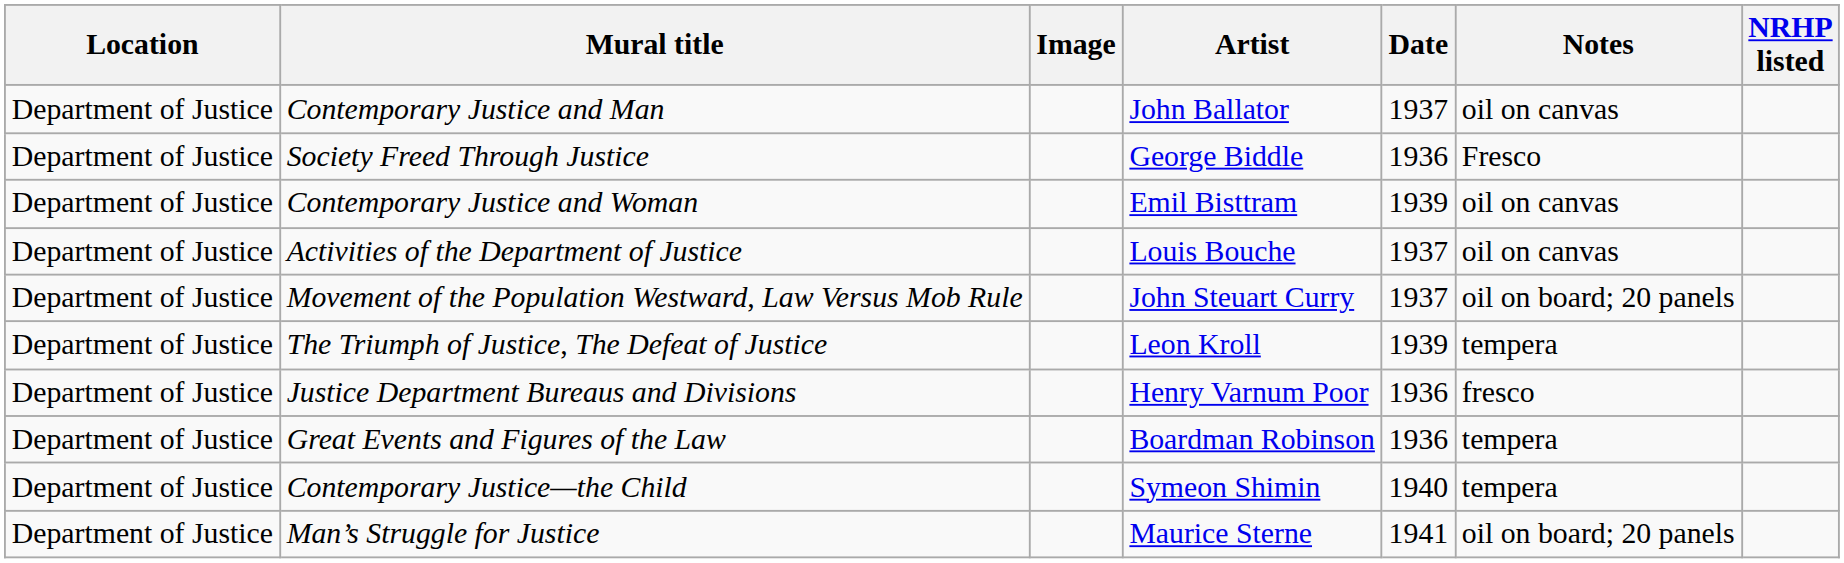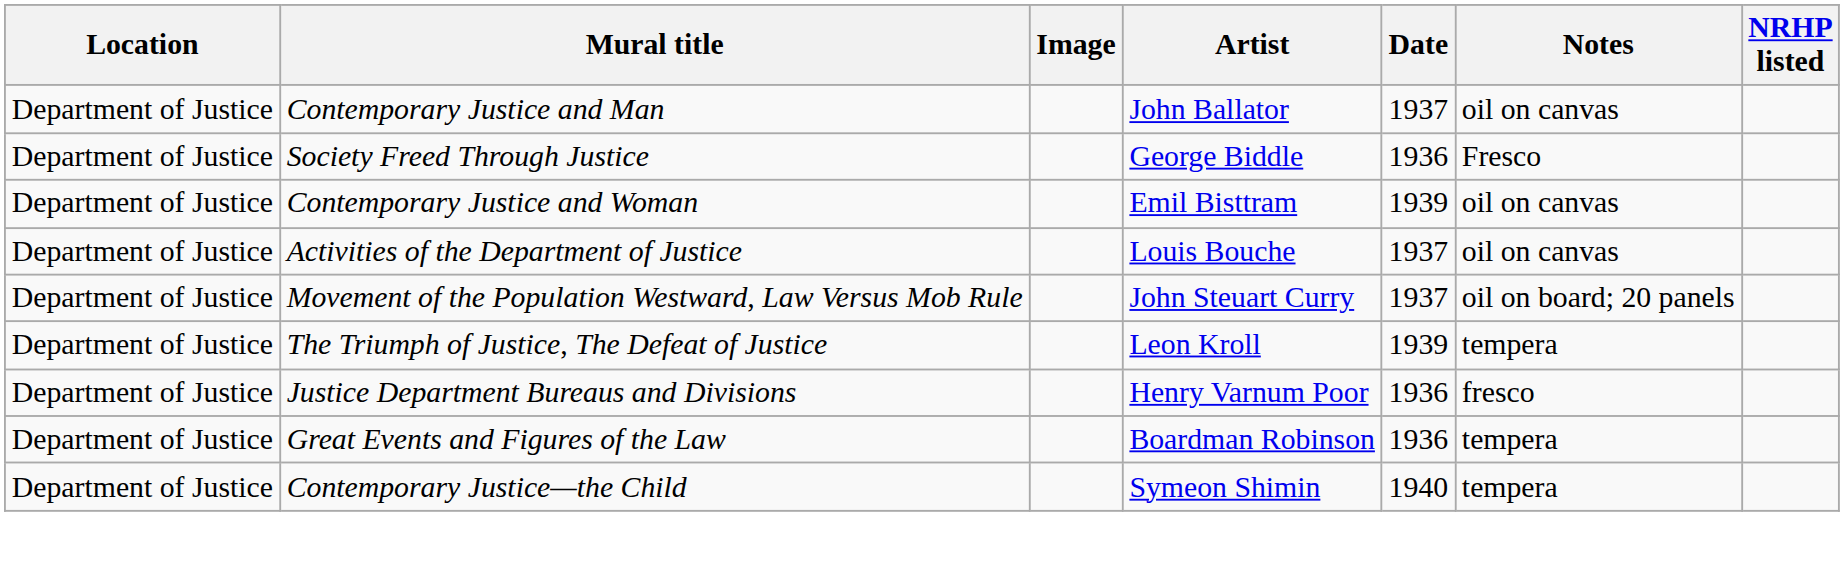- row: (443, 533)
